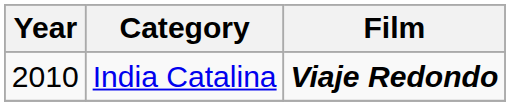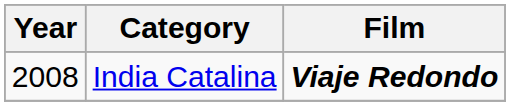(45, 76) 2010 -> (45, 76) 2008
